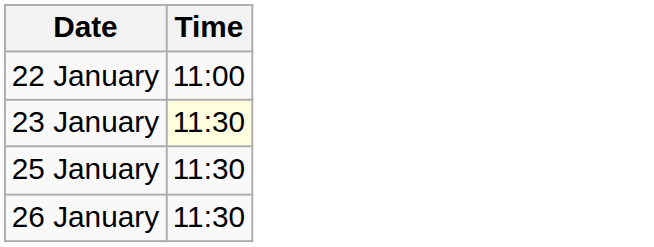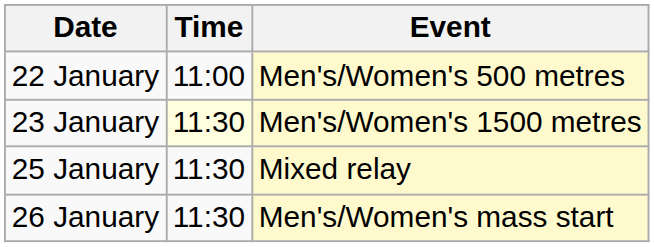+ column: (450, 28)
